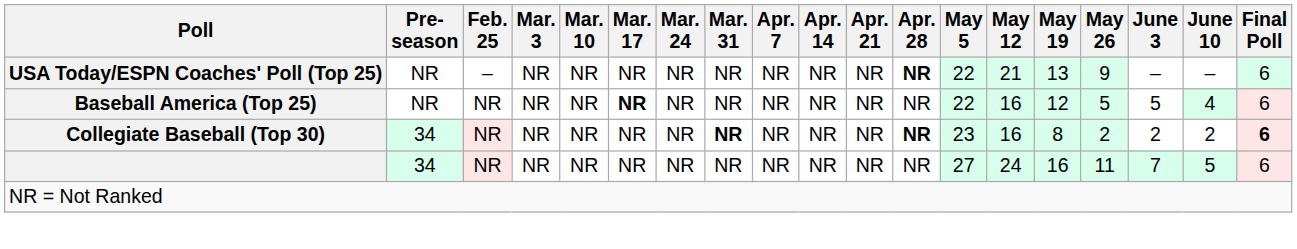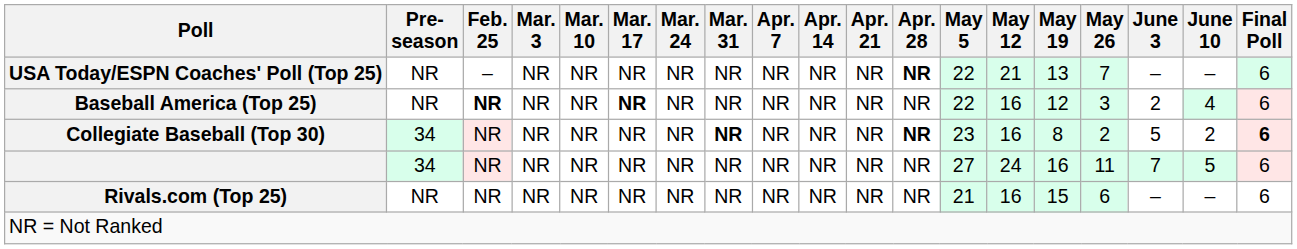(1105, 72) 9 -> (1105, 72) 7
(487, 103) normal -> (487, 103) bold
(1105, 103) 5 -> (1105, 103) 3
(1155, 103) 5 -> (1155, 103) 2
(1155, 134) 2 -> (1155, 134) 5
+ row: (196, 196)
